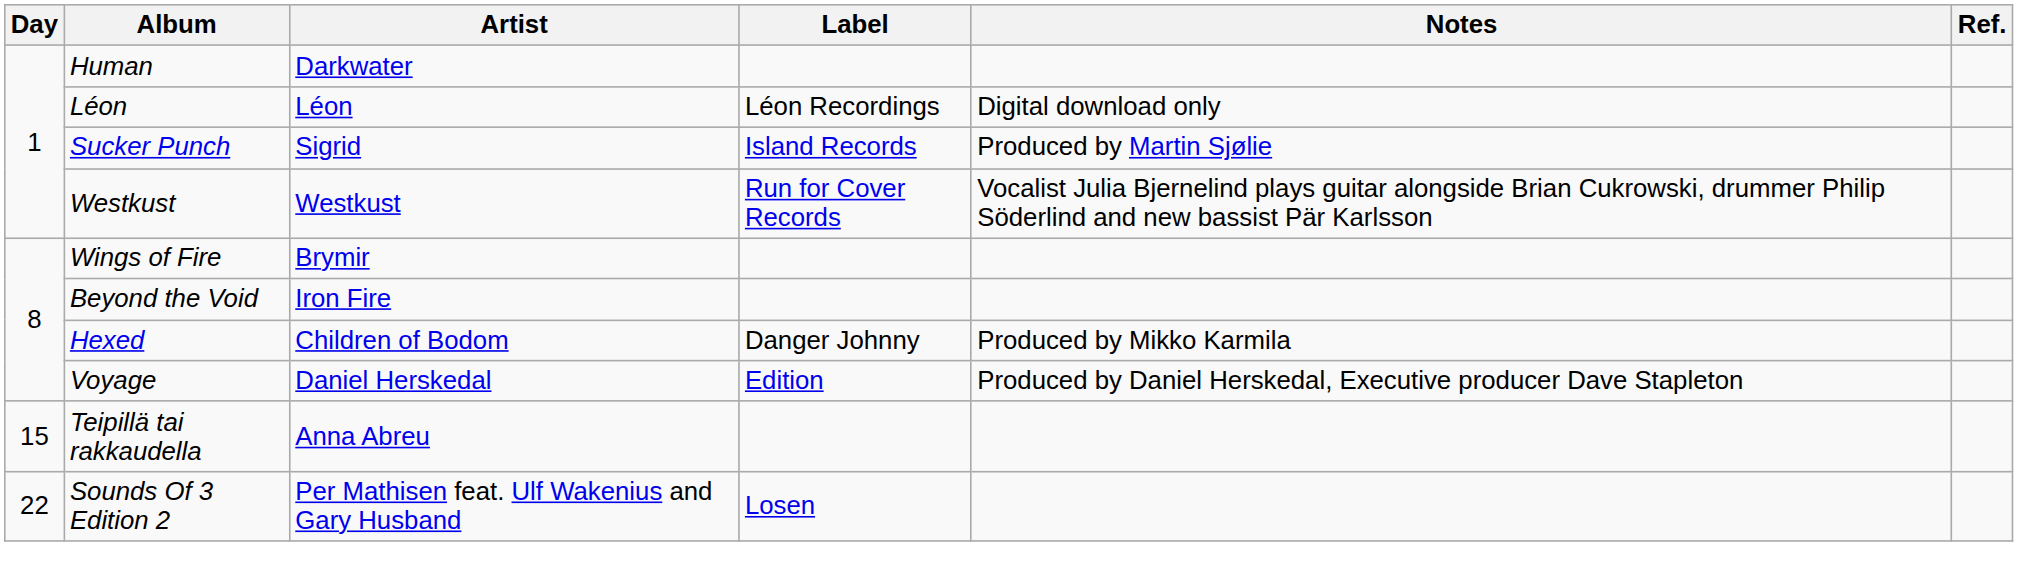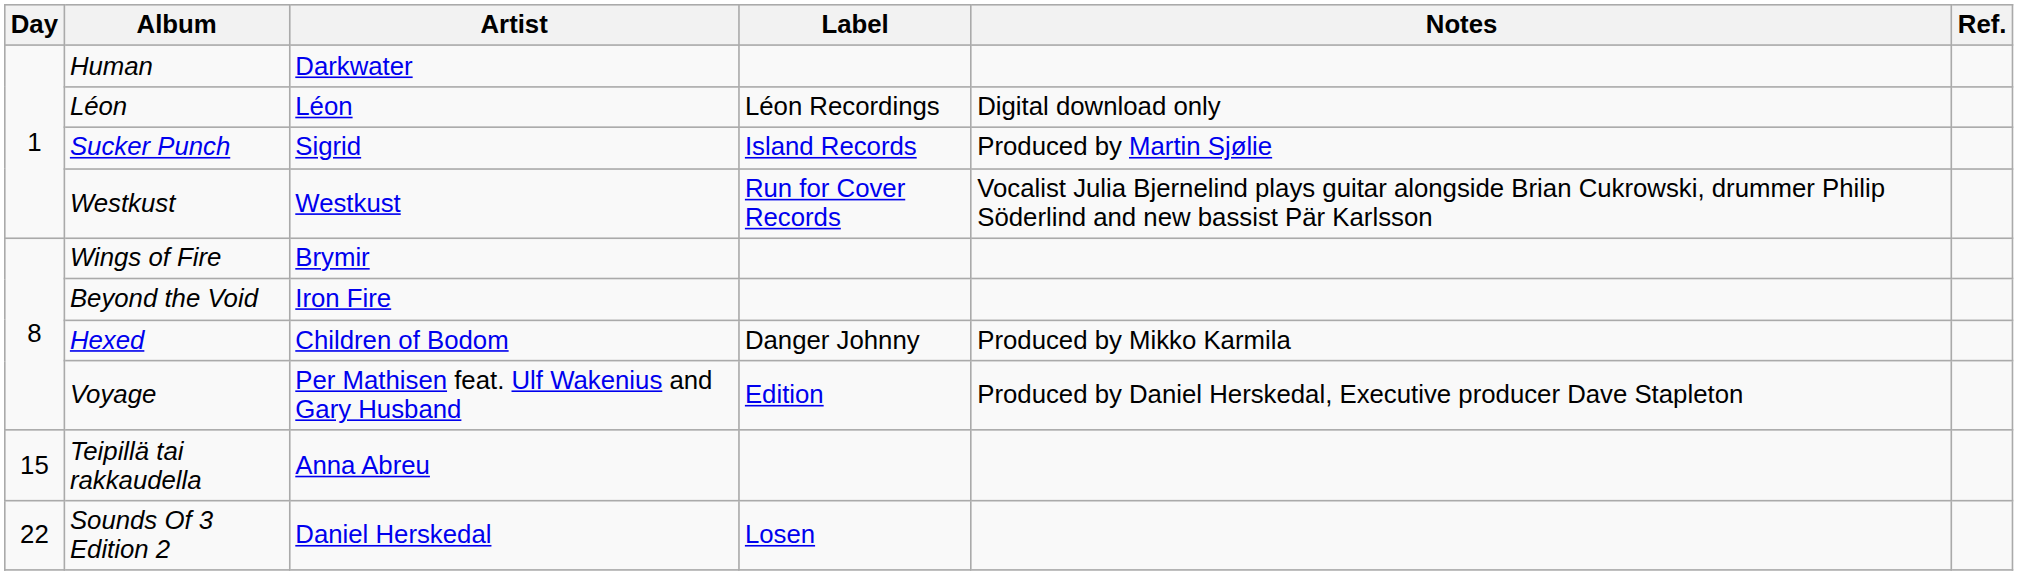(393, 380) Daniel Herskedal -> (504, 395) Per Mathisen feat. Ulf Wakenius and Gary Husband
(504, 505) Per Mathisen feat. Ulf Wakenius and Gary Husband -> (393, 534) Daniel Herskedal
